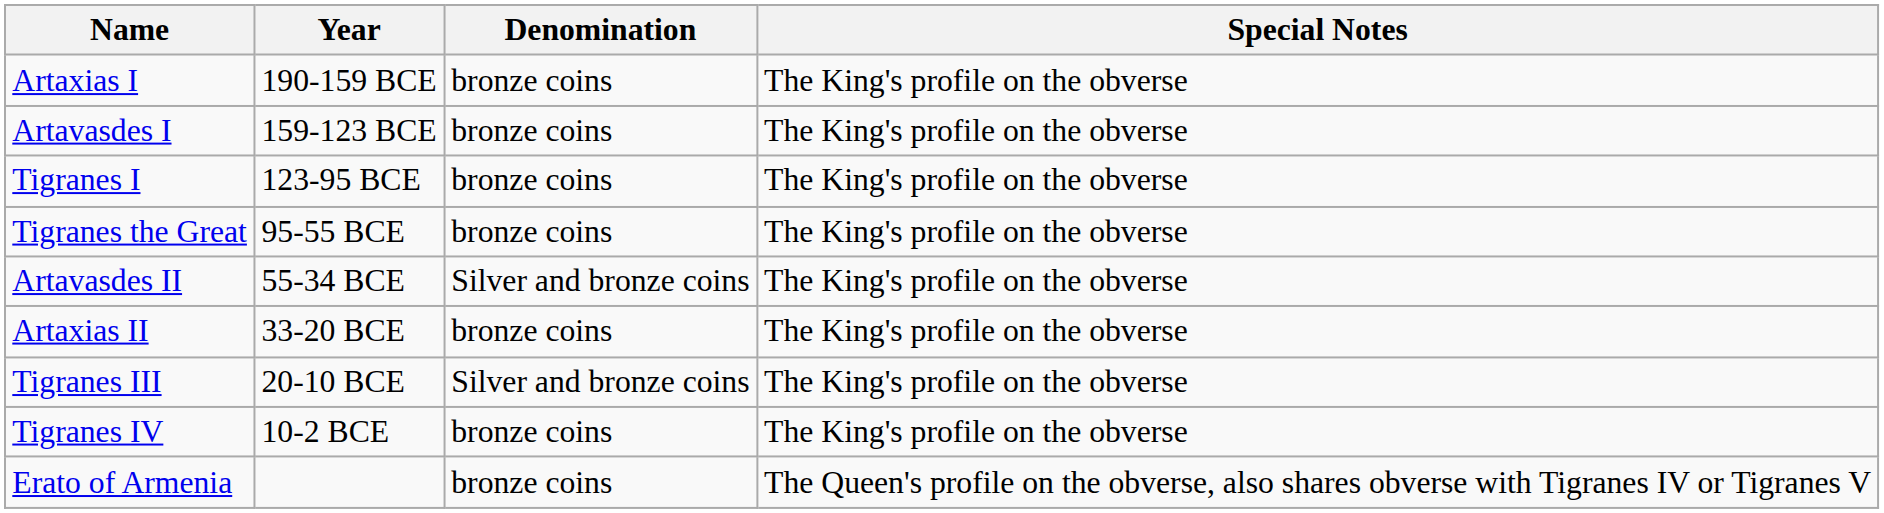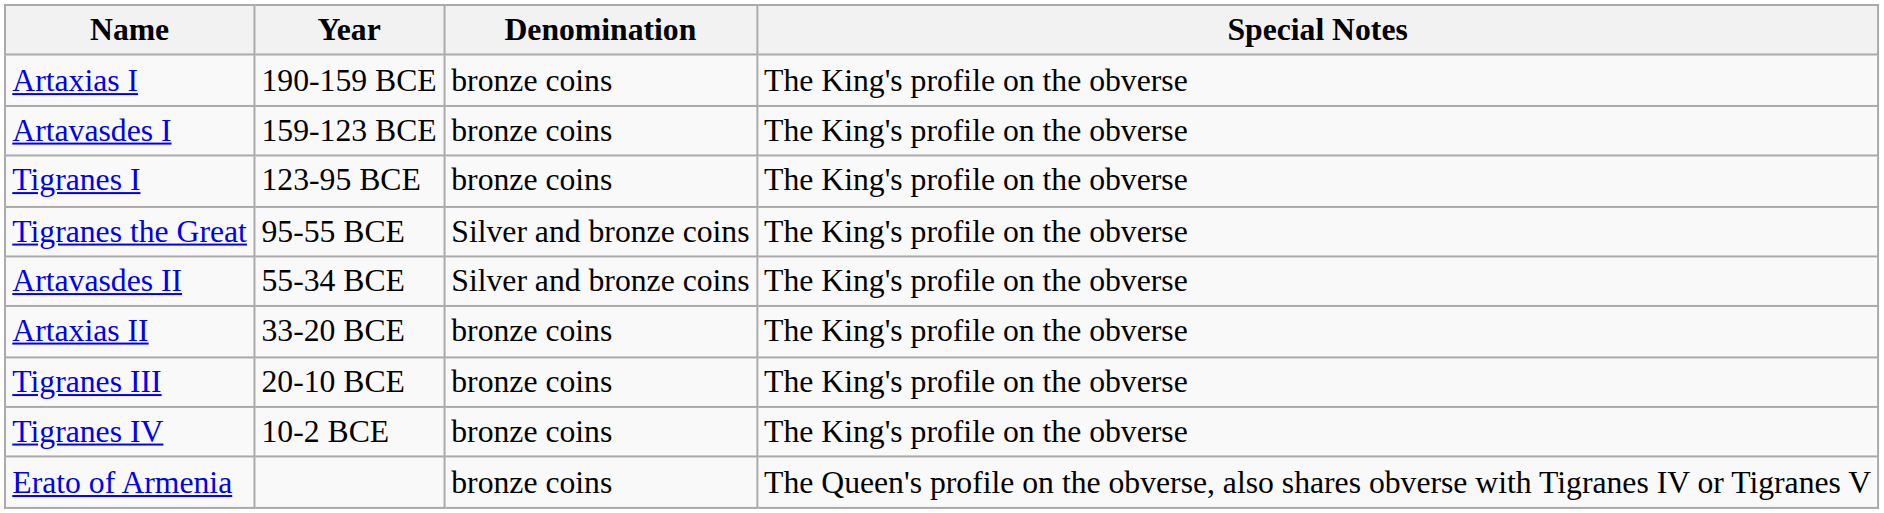(532, 230) bronze coins -> (600, 230) Silver and bronze coins
(600, 381) Silver and bronze coins -> (532, 381) bronze coins
